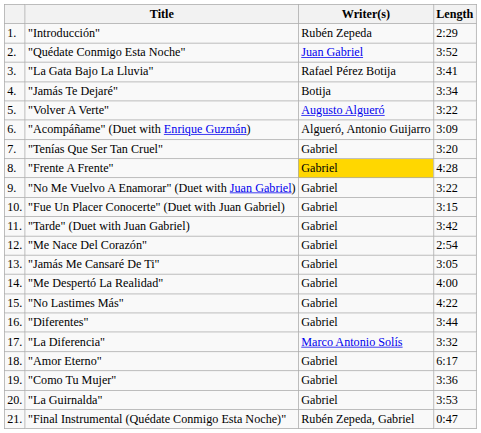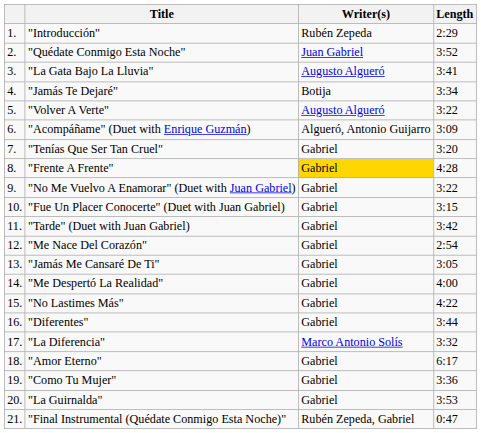(349, 71) Rafael Pérez Botija -> (343, 71) Augusto Algueró
